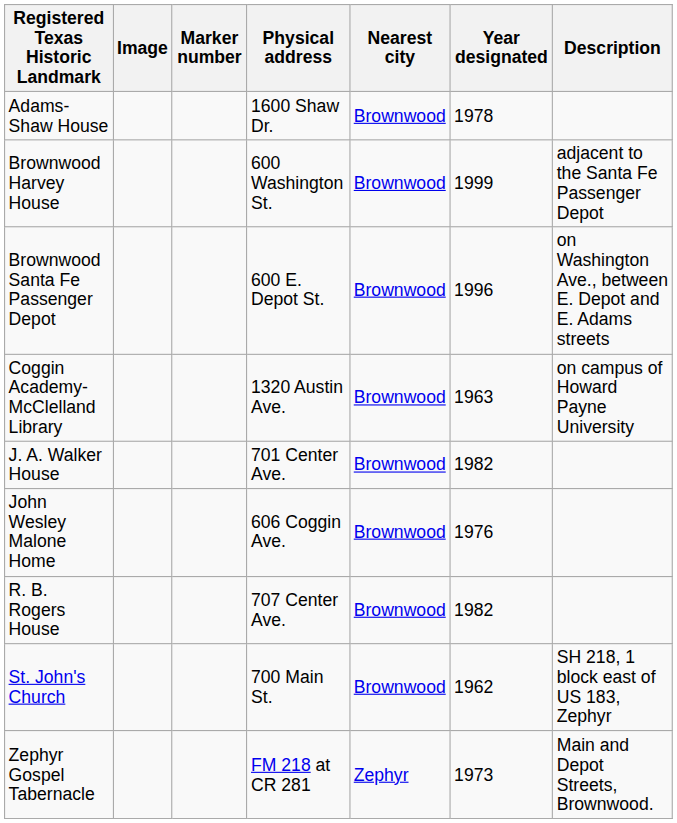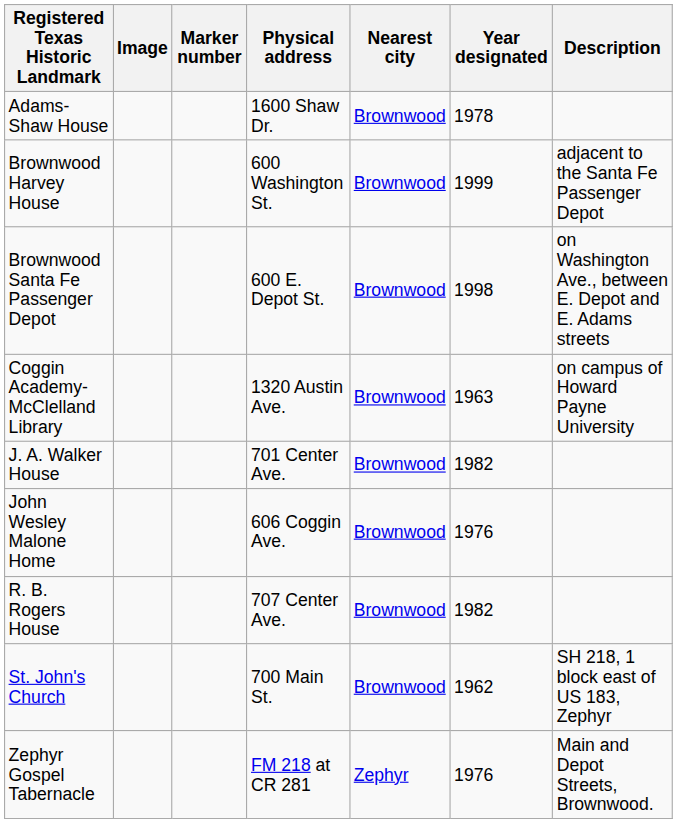(474, 290) 1996 -> (474, 290) 1998
(474, 774) 1973 -> (474, 774) 1976
